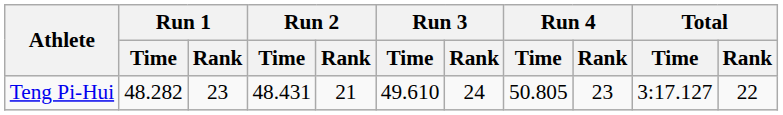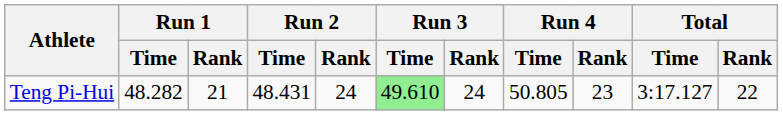(218, 92) 23 -> (218, 92) 21
(346, 92) 21 -> (346, 92) 24
(410, 92) no background -> (410, 92) lightgreen background
